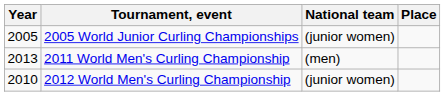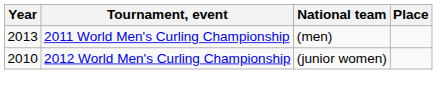- row: (171, 36)
